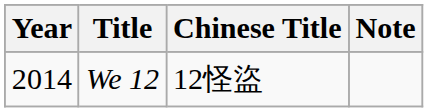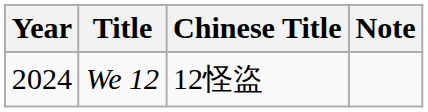(42, 78) 2014 -> (42, 78) 2024
